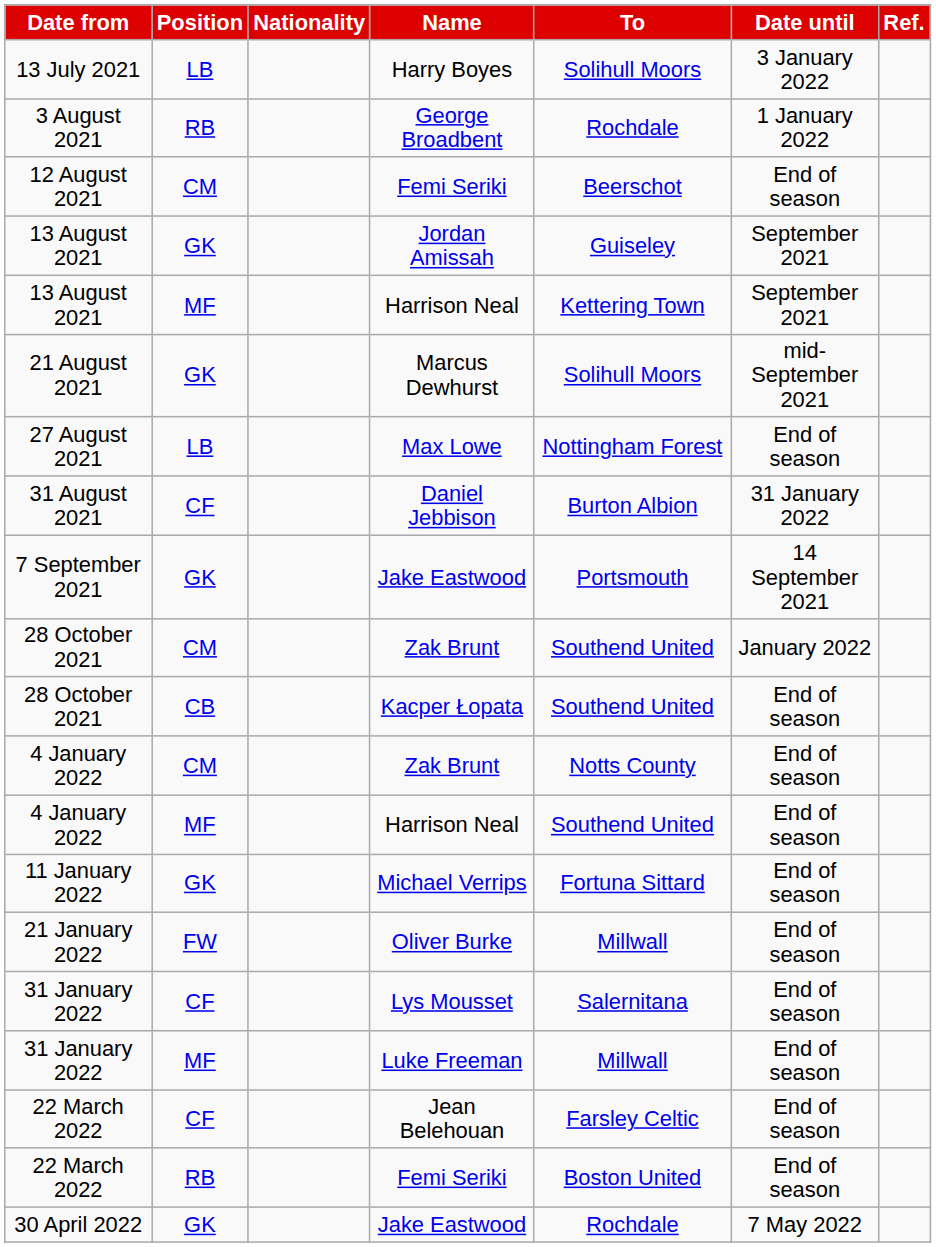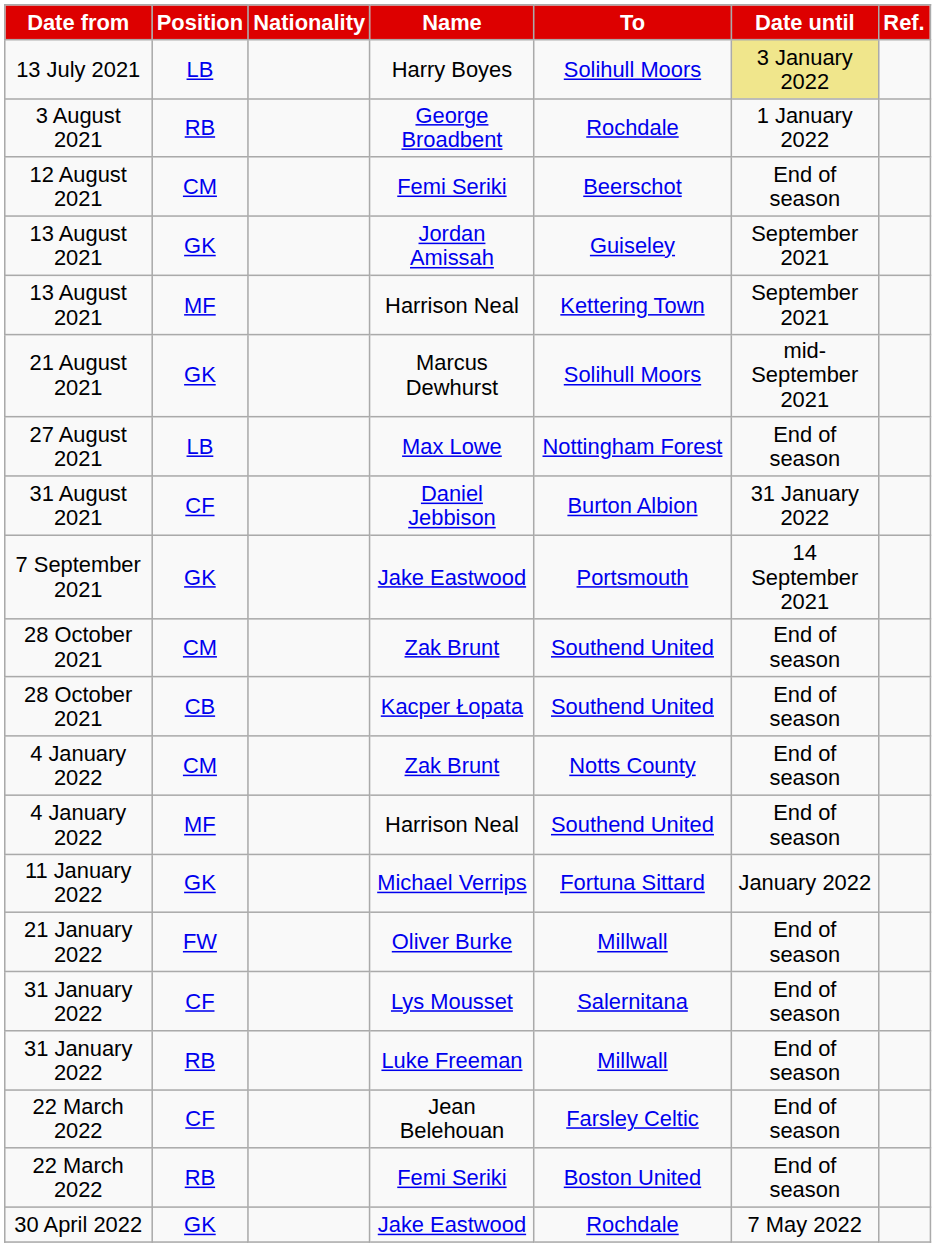(805, 69) no background -> (805, 69) khaki background
(805, 648) January 2022 -> (805, 648) End of season
(805, 884) End of season -> (805, 884) January 2022
(200, 1060) MF -> (200, 1060) RB
